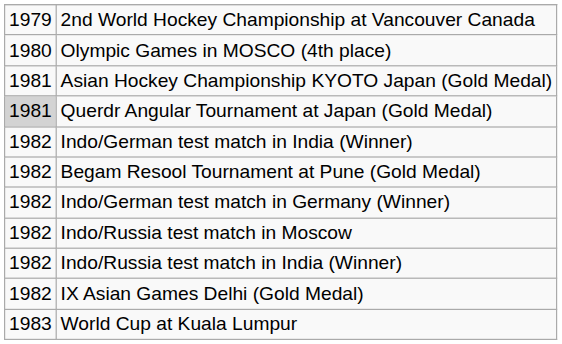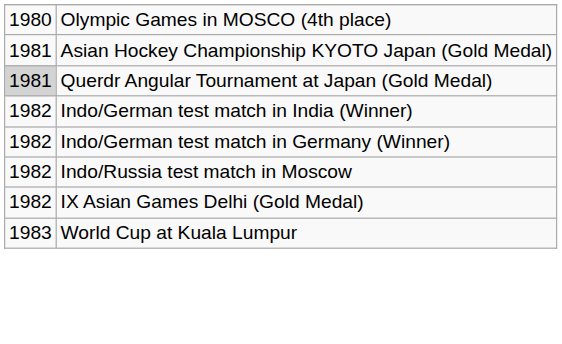- row: (298, 19)
- row: (271, 171)
- row: (231, 263)
